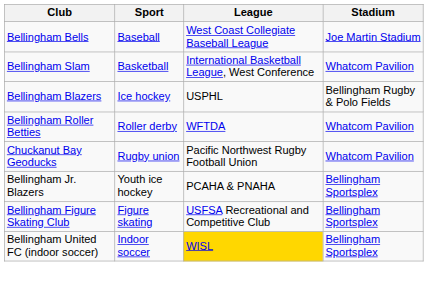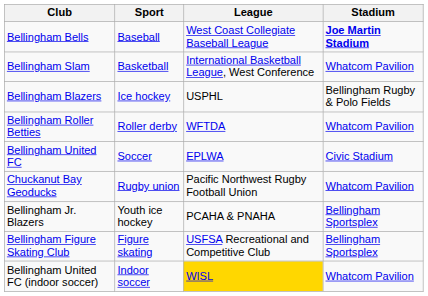(373, 36) normal -> (353, 36) bold
+ row: (52, 156)
(353, 246) Bellingham Sportsplex -> (370, 276) Whatcom Pavilion
